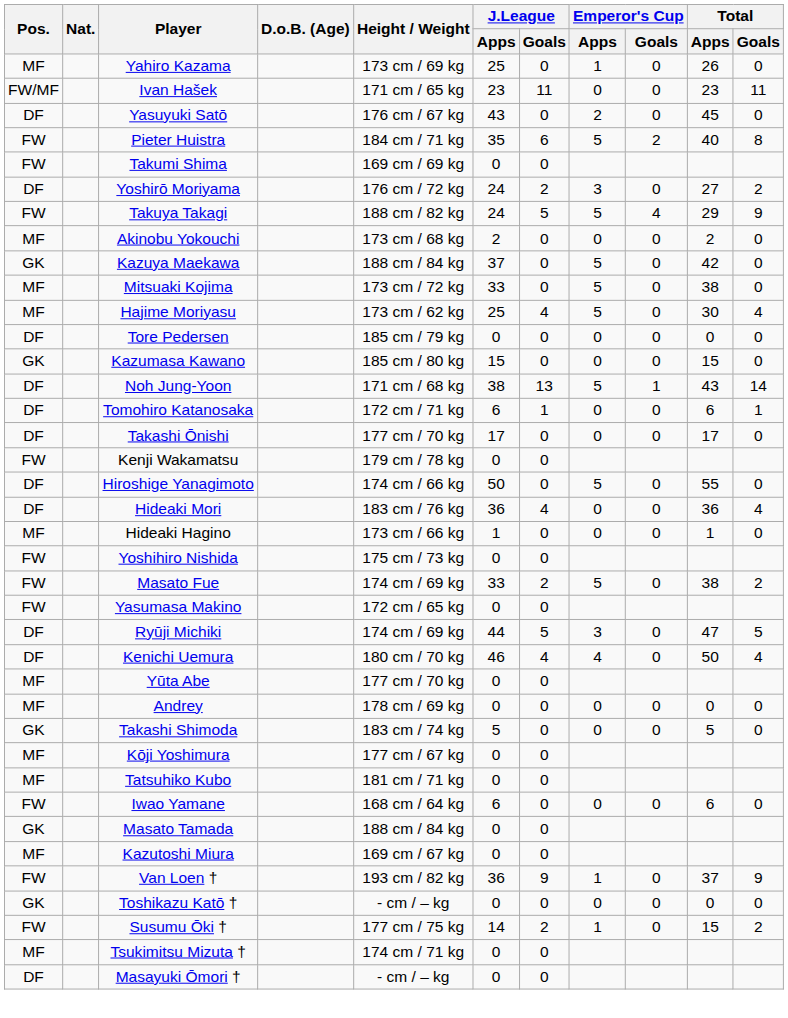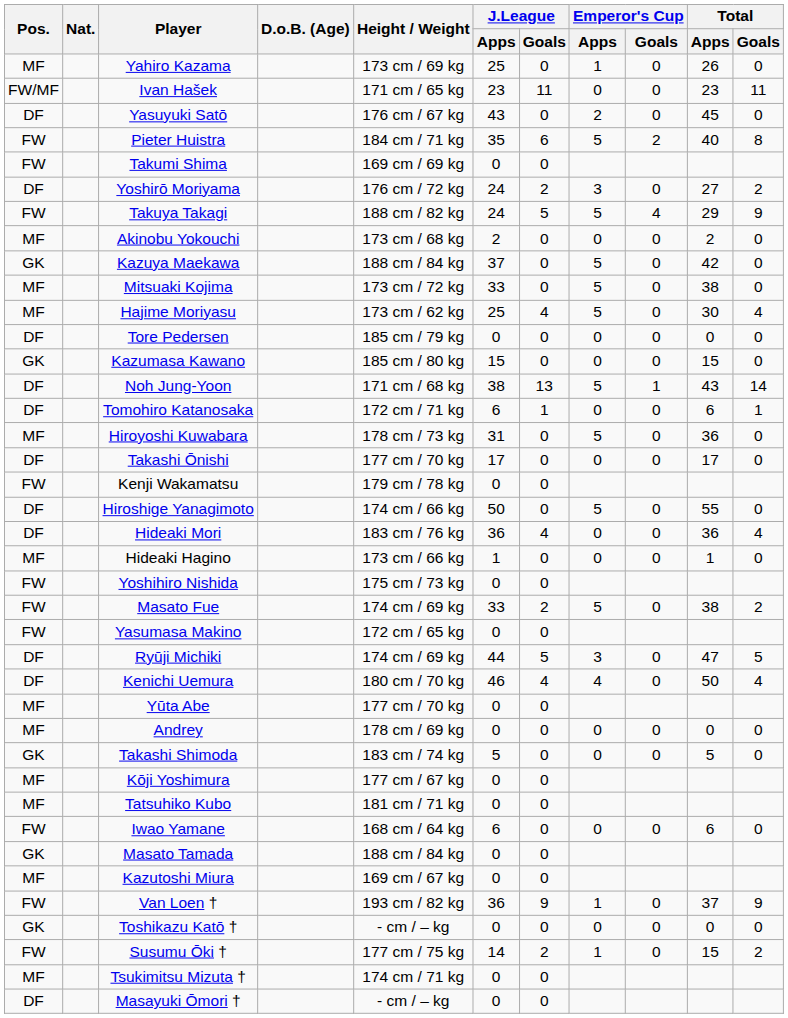+ row: (178, 435)
